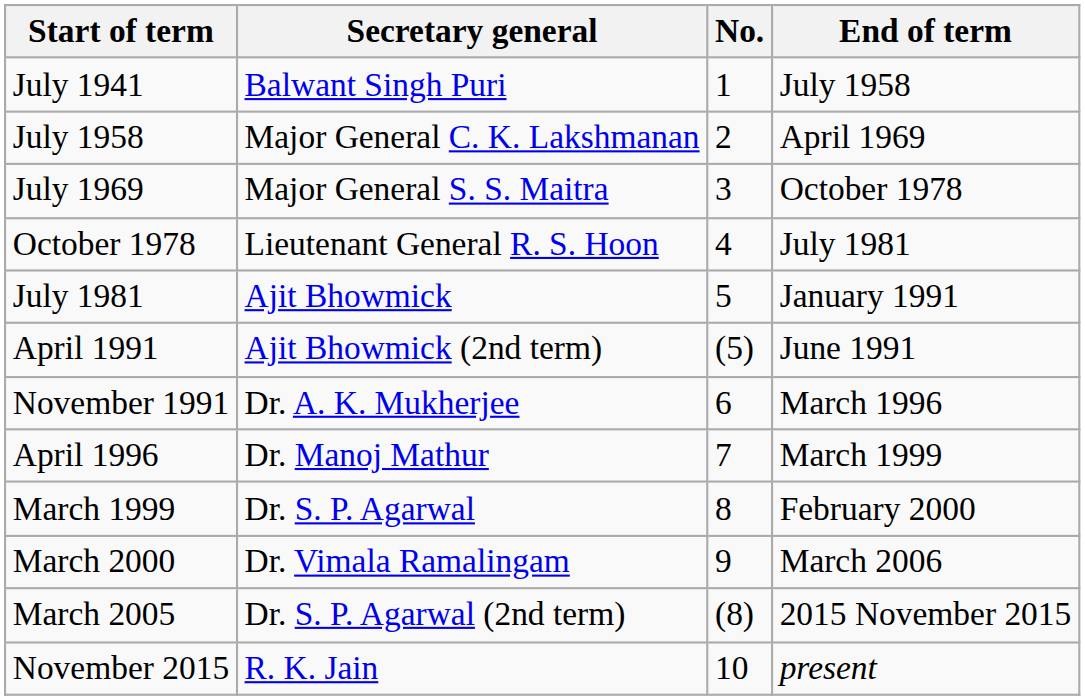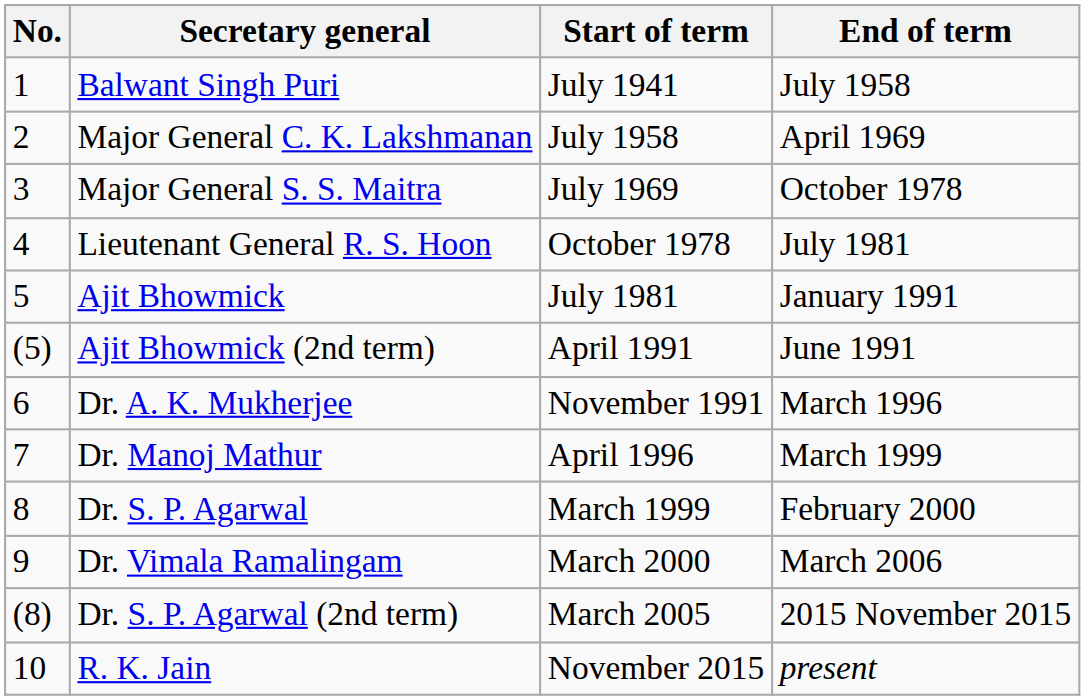columns swapped: (740, 31) <-> (121, 31)
